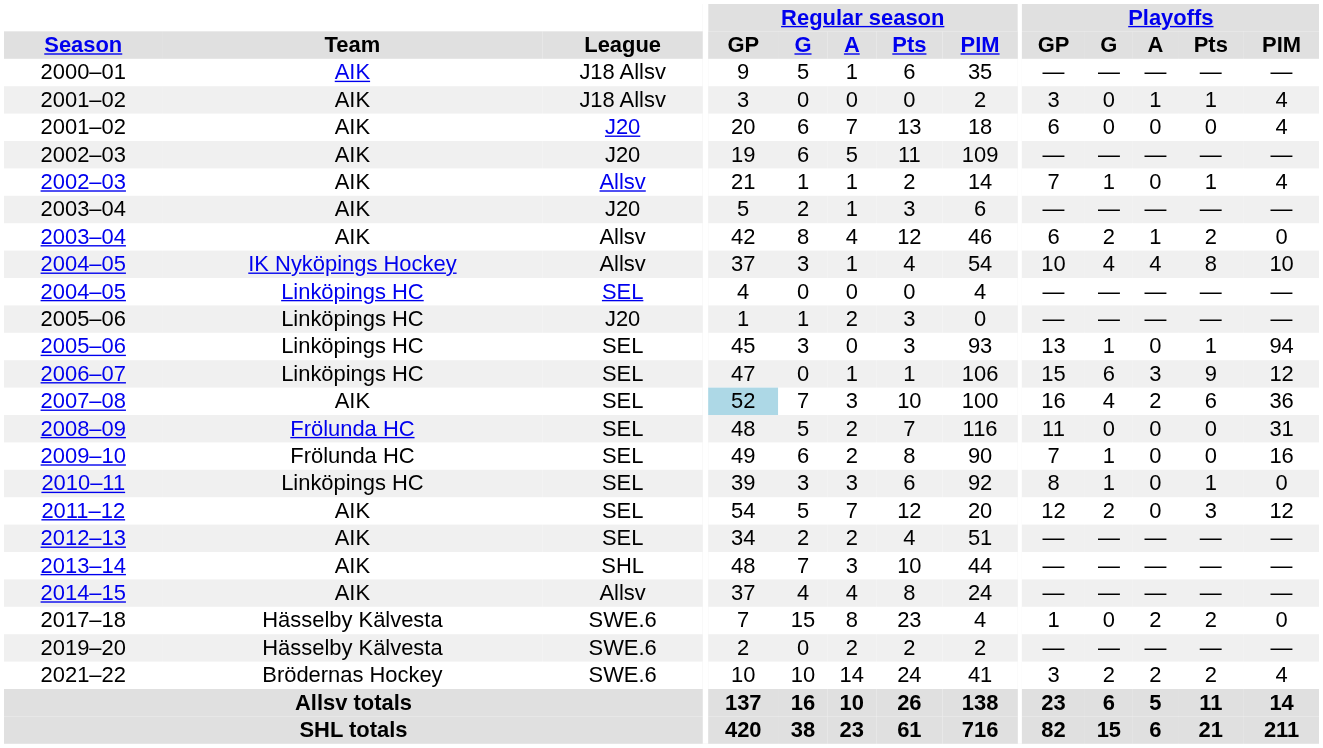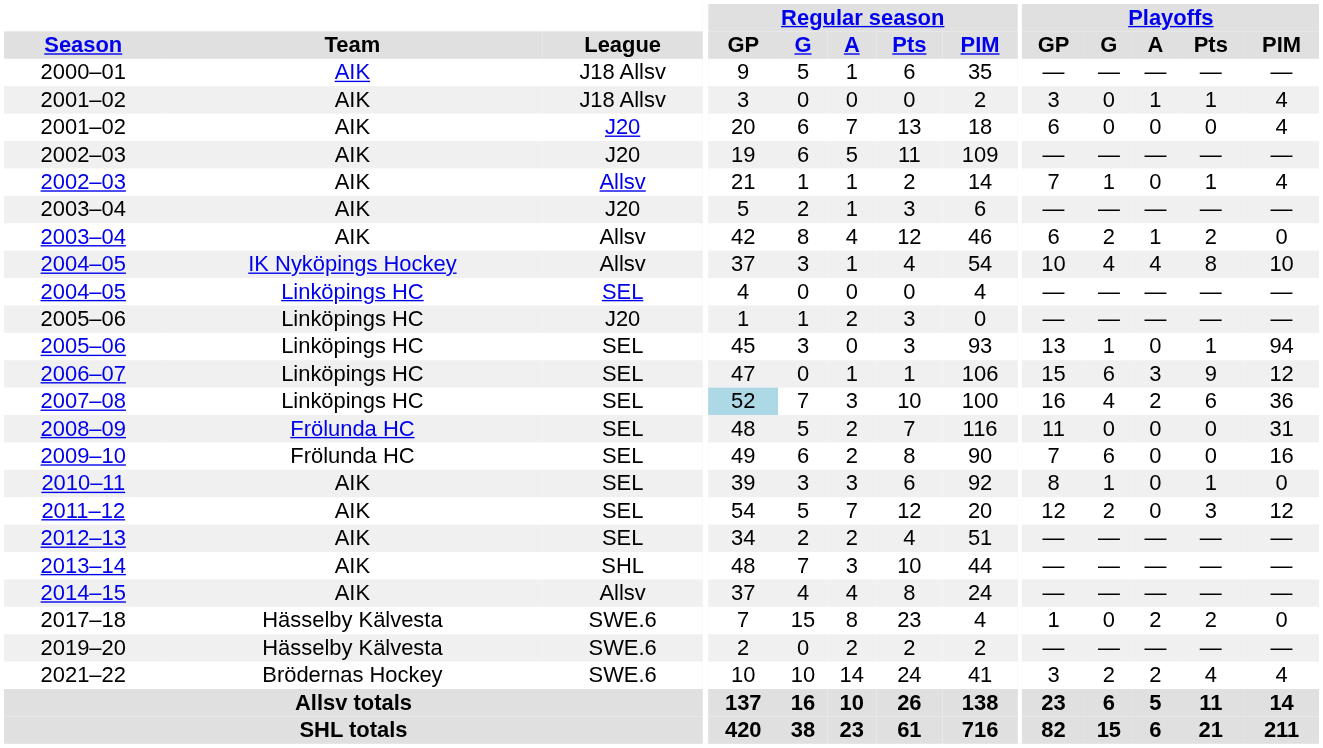(352, 401) AIK -> (352, 401) Linköpings HC
(1109, 455) 1 -> (1109, 455) 6
(352, 483) Linköpings HC -> (352, 483) AIK
(1211, 675) 2 -> (1211, 675) 4
